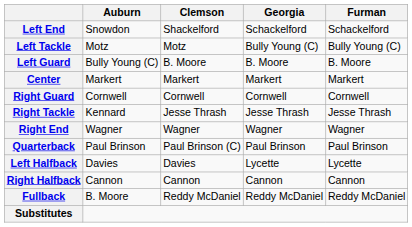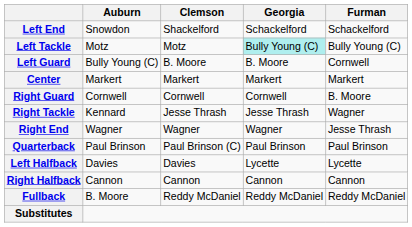(282, 46) no background -> (282, 46) paleturquoise background
(349, 63) B. Moore -> (348, 63) Cornwell
(348, 96) Cornwell -> (349, 96) B. Moore
(360, 113) Jesse Thrash -> (346, 113) Wagner
(346, 130) Wagner -> (360, 130) Jesse Thrash
